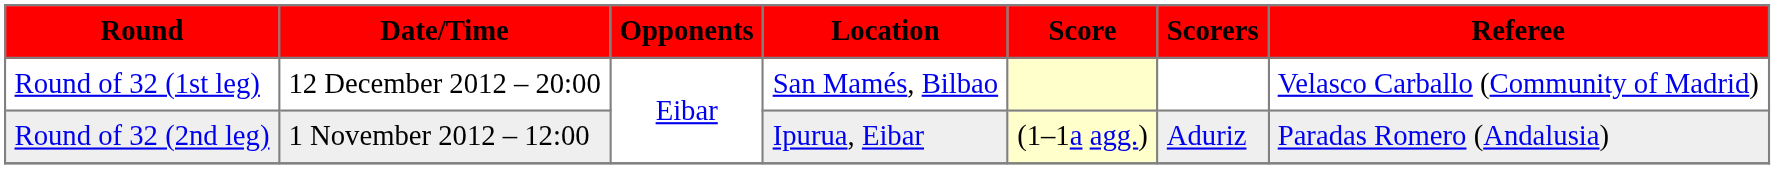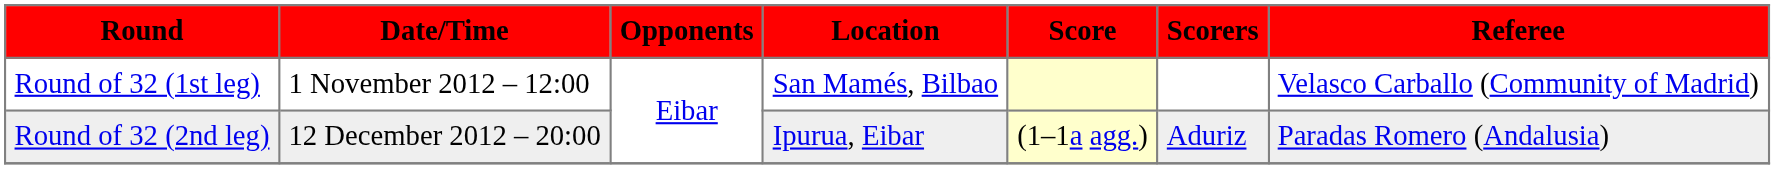(445, 83) 12 December 2012 – 20:00 -> (439, 83) 1 November 2012 – 12:00
(439, 136) 1 November 2012 – 12:00 -> (445, 136) 12 December 2012 – 20:00
